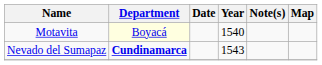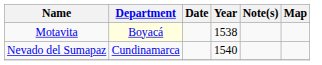(233, 32) 1540 -> (226, 32) 1538
(149, 50) bold -> (146, 50) normal
(233, 50) 1543 -> (226, 50) 1540
